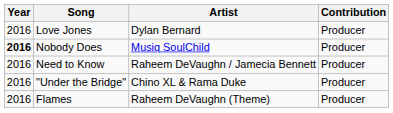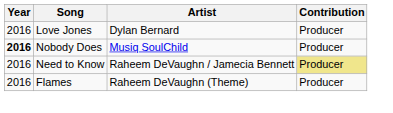(343, 64) no background -> (321, 64) khaki background
- row: (81, 82)
